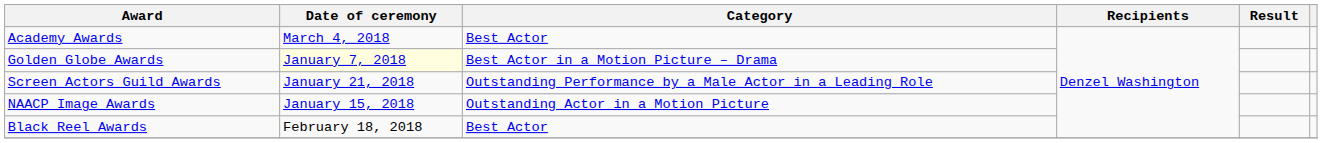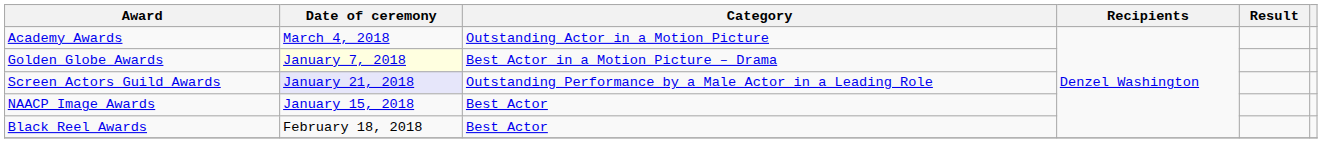(507, 38) Best Actor -> (617, 38) Outstanding Actor in a Motion Picture
(349, 82) no background -> (349, 82) lavender background
(617, 105) Outstanding Actor in a Motion Picture -> (507, 105) Best Actor
